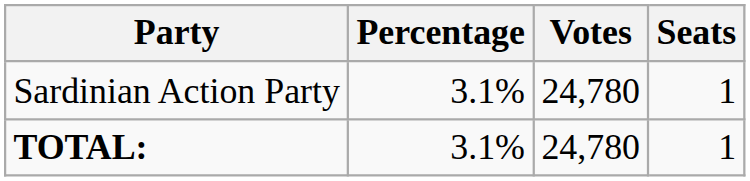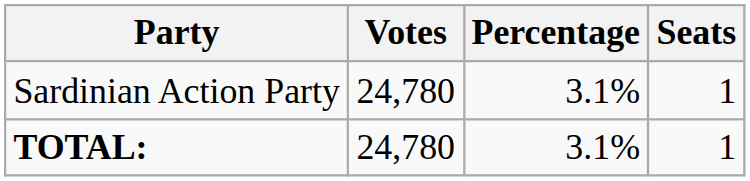columns swapped: (591, 32) <-> (441, 32)
